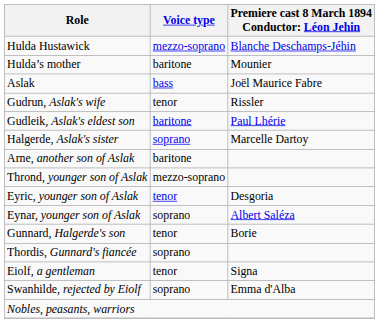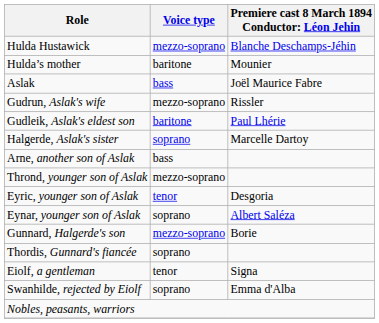(165, 102) tenor -> (189, 102) mezzo-soprano
(172, 158) baritone -> (163, 158) bass
(165, 233) tenor -> (189, 233) mezzo-soprano
